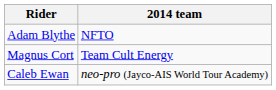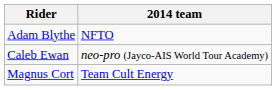rows swapped: (40, 54) <-> (38, 74)
